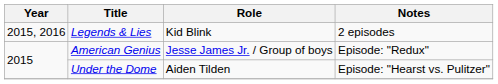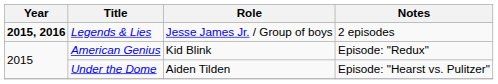(36, 32) normal -> (36, 32) bold
(189, 32) Kid Blink -> (249, 32) Jesse James Jr. / Group of boys
(249, 50) Jesse James Jr. / Group of boys -> (189, 50) Kid Blink
